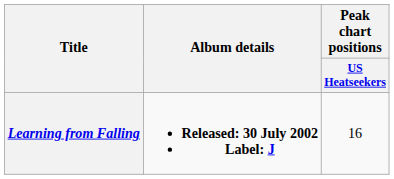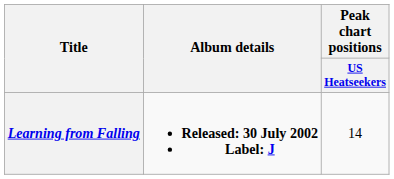(355, 133) 16 -> (355, 133) 14
